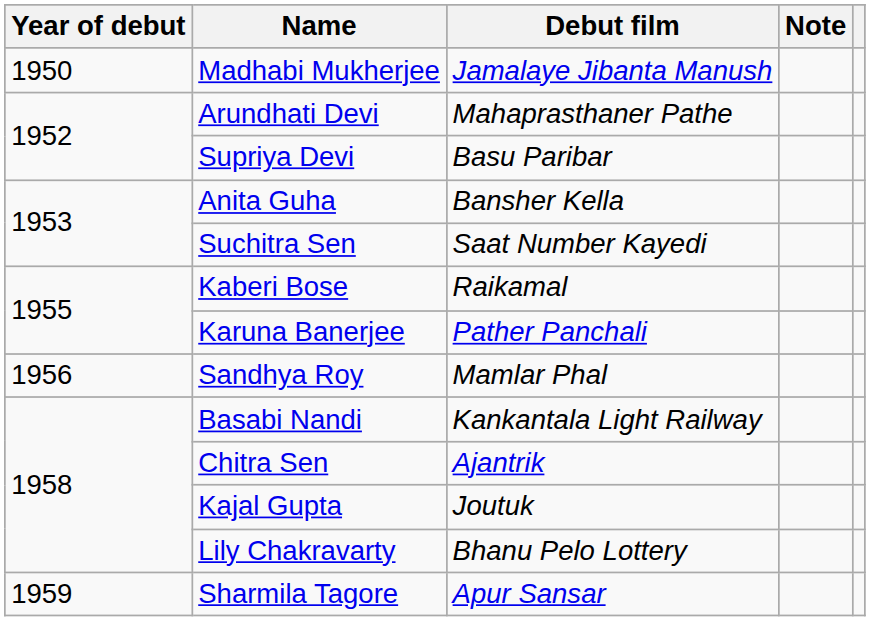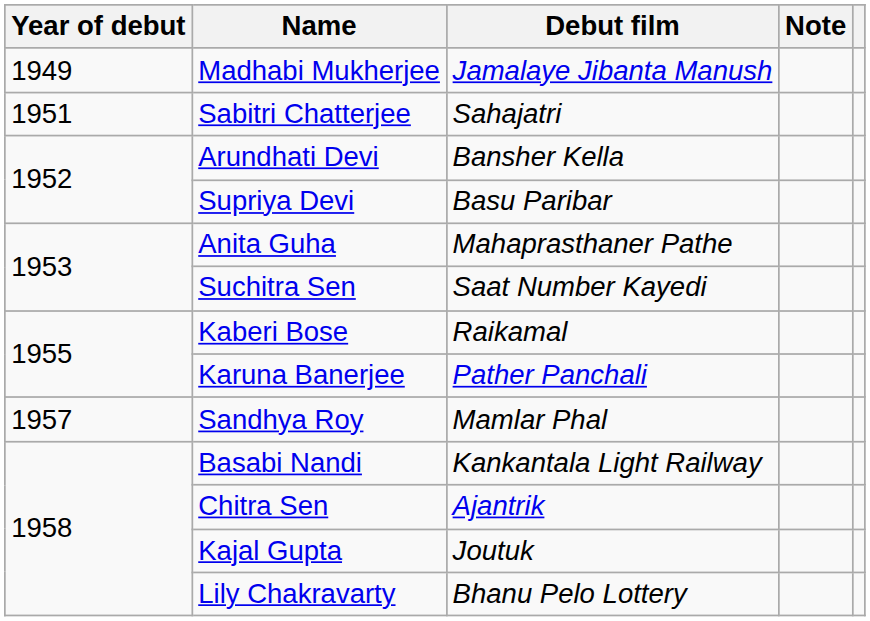(42, 69) 1950 -> (42, 69) 1949
+ row: (305, 113)
(593, 113) Mahaprasthaner Pathe -> (538, 157) Bansher Kella
(538, 200) Bansher Kella -> (593, 244) Mahaprasthaner Pathe
(42, 375) 1956 -> (42, 419) 1957
- row: (298, 593)
